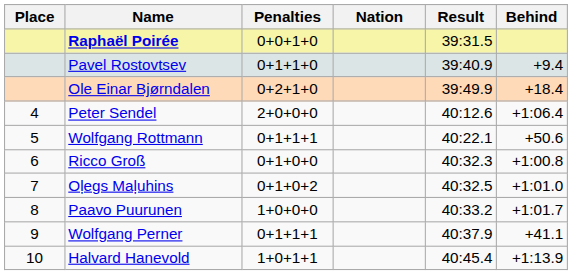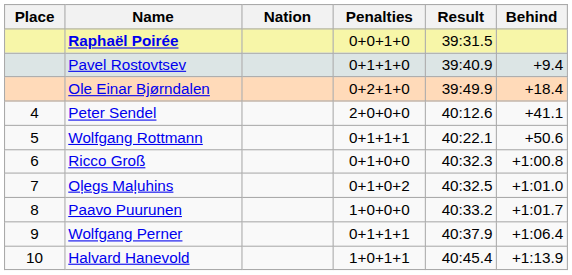columns swapped: (379, 17) <-> (287, 17)
(538, 113) +1:06.4 -> (544, 113) +41.1
(544, 234) +41.1 -> (538, 234) +1:06.4
